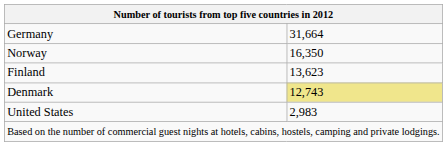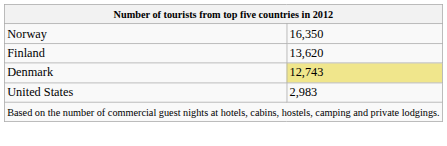- row: (30, 33)
(306, 72) 13,623 -> (306, 53) 13,620
